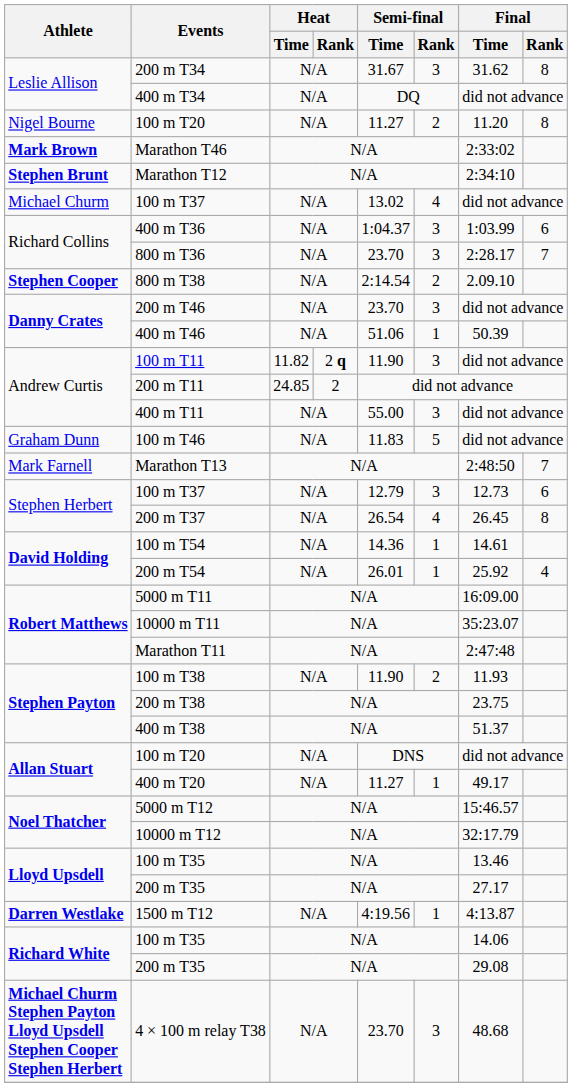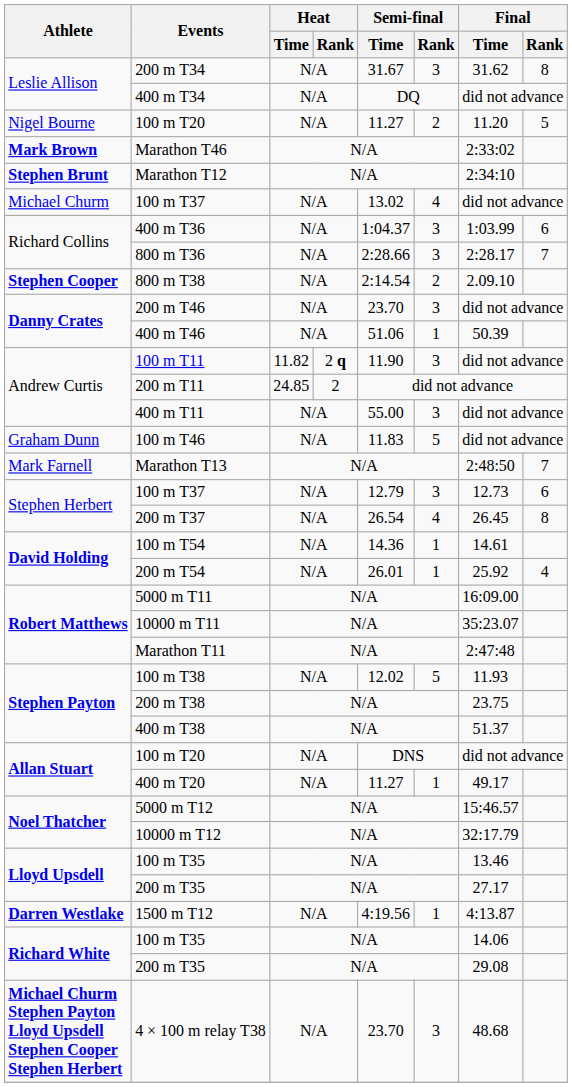(545, 123) 8 -> (545, 123) 5
(386, 255) 23.70 -> (386, 255) 2:28.66
(386, 677) 11.90 -> (386, 677) 12.02
(436, 677) 2 -> (436, 677) 5
